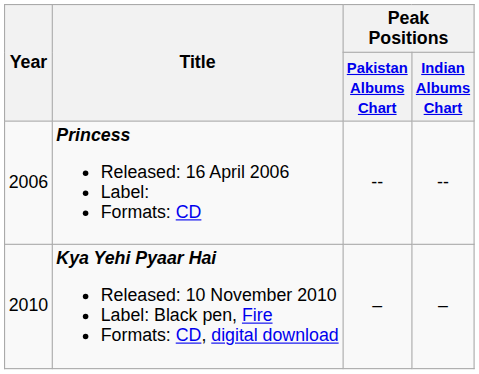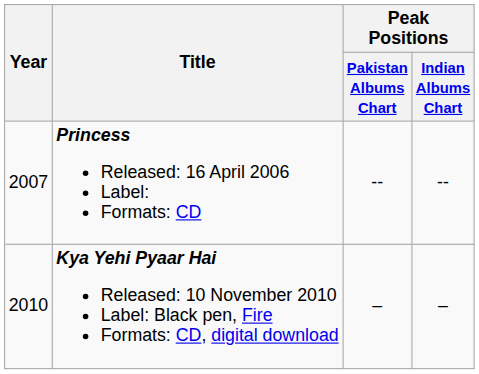(28, 182) 2006 -> (28, 182) 2007
